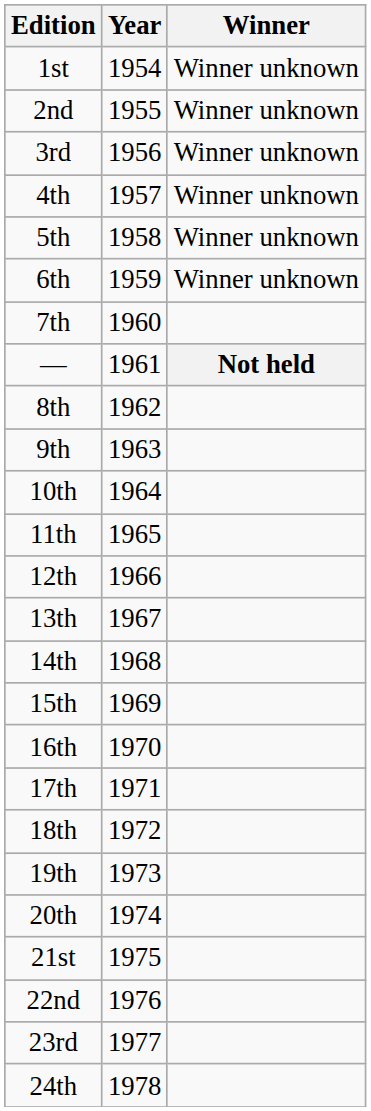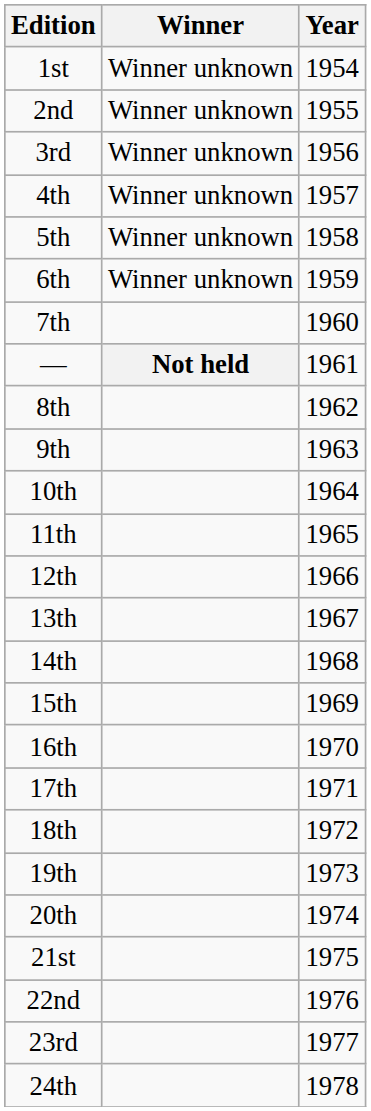columns swapped: (135, 25) <-> (266, 25)
